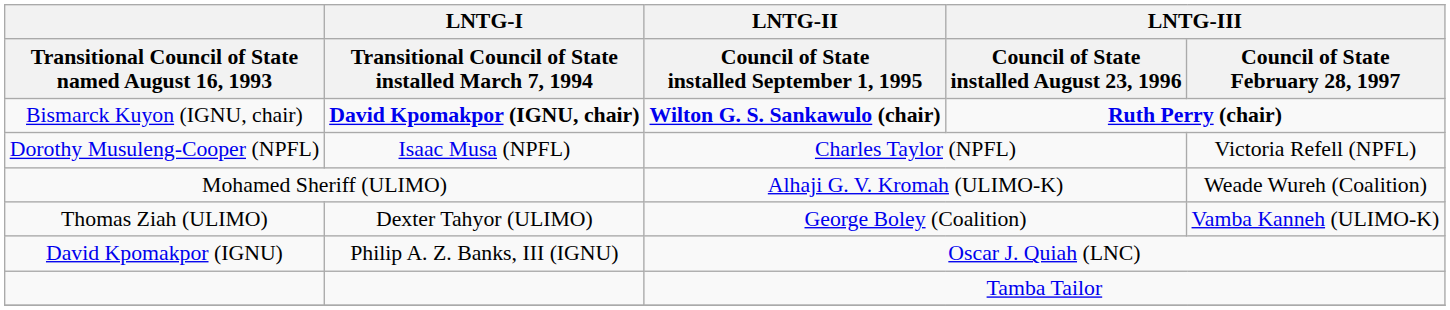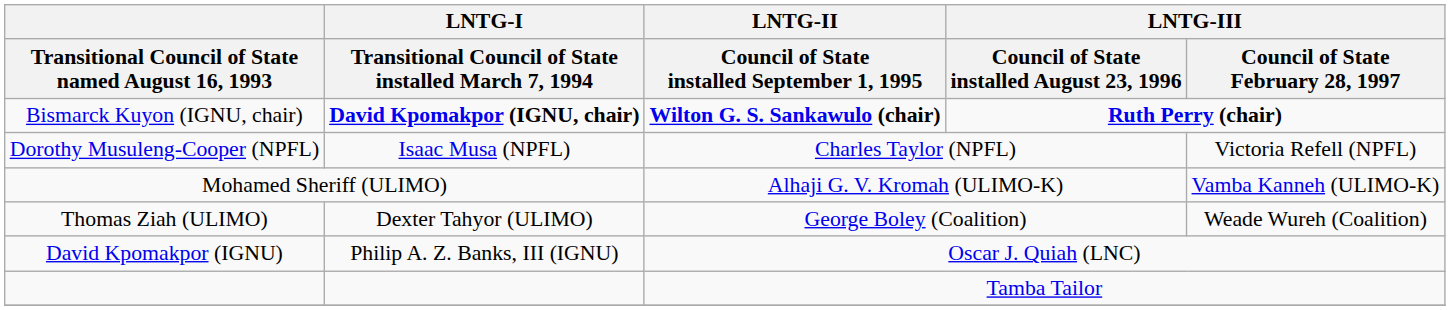(1315, 184) Weade Wureh (Coalition) -> (1315, 184) Vamba Kanneh (ULIMO-K)
(1315, 218) Vamba Kanneh (ULIMO-K) -> (1315, 218) Weade Wureh (Coalition)
